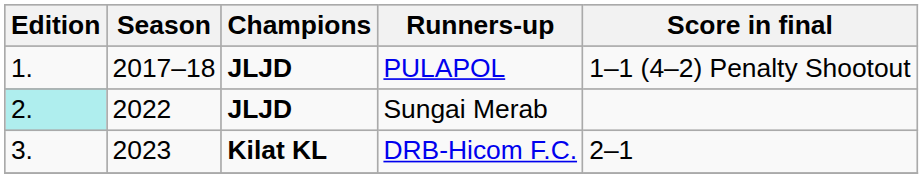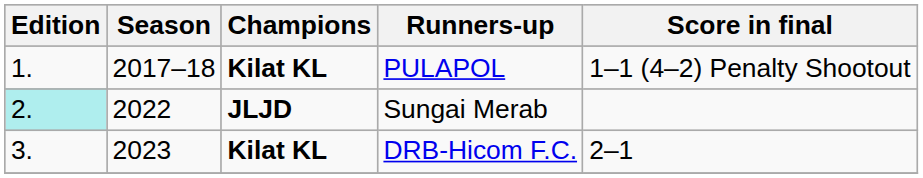(260, 67) JLJD -> (277, 67) Kilat KL
